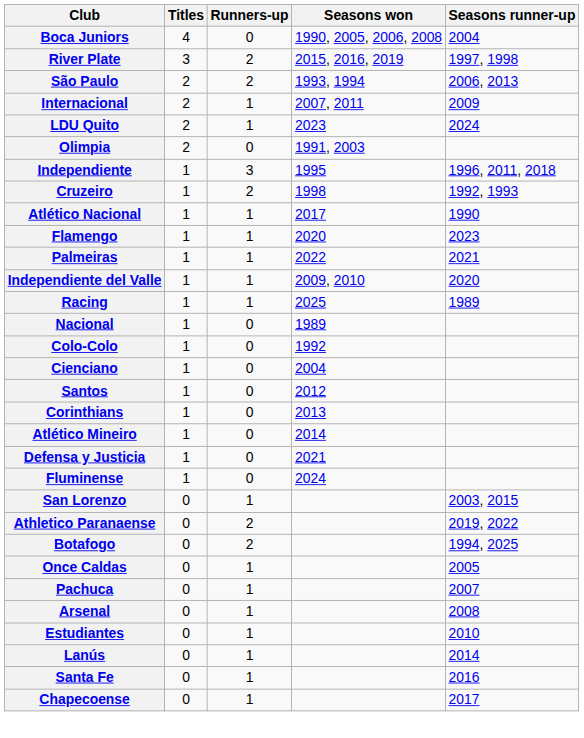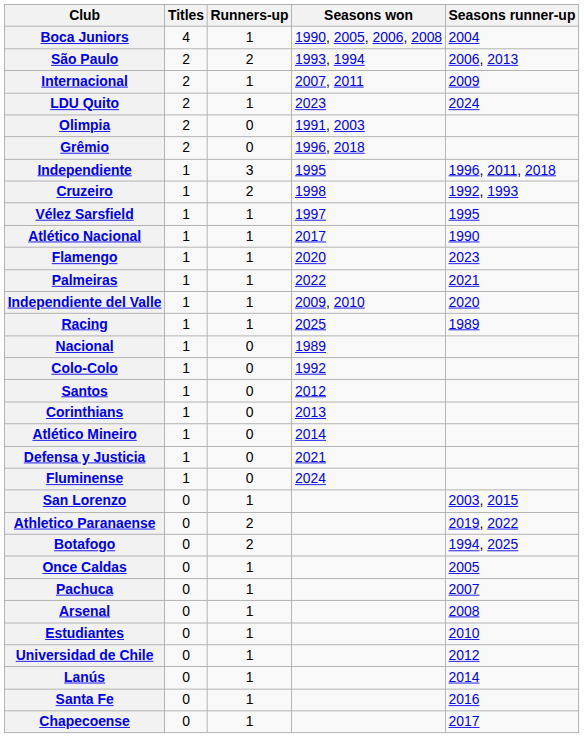(250, 37) 0 -> (250, 37) 1
- row: (85, 59)
+ row: (85, 147)
+ row: (85, 214)
- row: (85, 368)
+ row: (85, 655)
